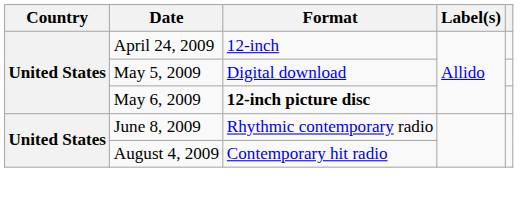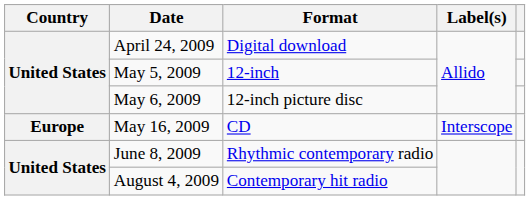(253, 45) 12-inch -> (287, 45) Digital download
(287, 72) Digital download -> (253, 72) 12-inch
(299, 99) bold -> (295, 99) normal
+ row: (162, 126)
